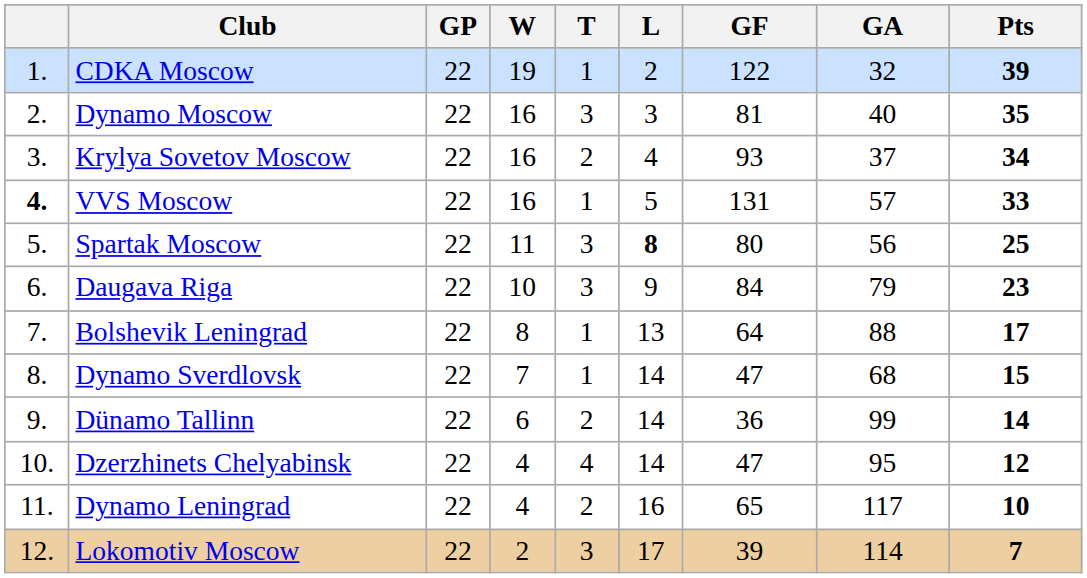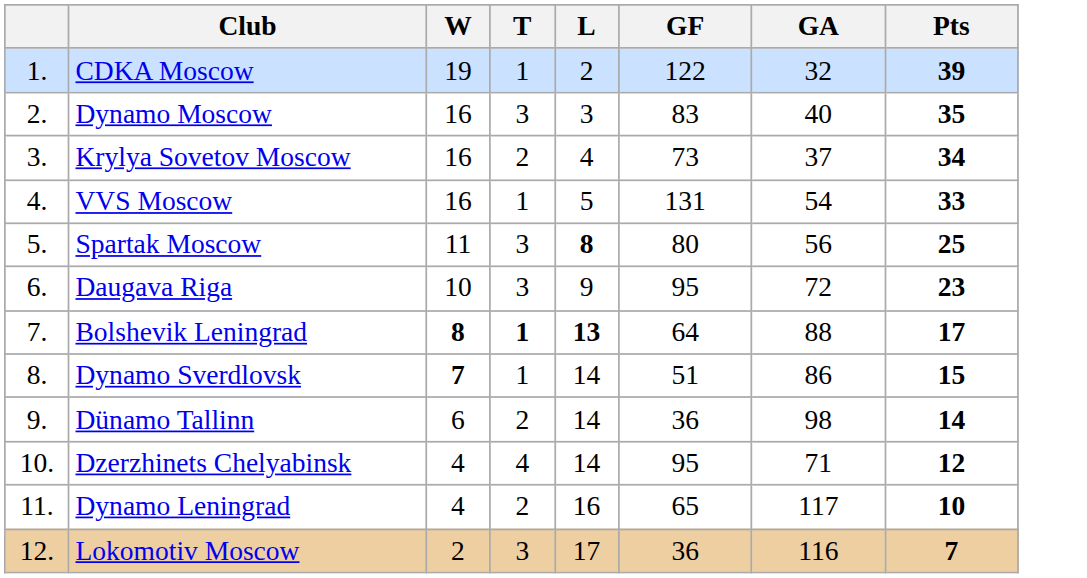- column: (458, 26)
(750, 113) 81 -> (685, 113) 83
(750, 157) 93 -> (685, 157) 73
(37, 200) bold -> (37, 200) normal
(883, 200) 57 -> (818, 200) 54
(750, 288) 84 -> (685, 288) 95
(883, 288) 79 -> (818, 288) 72
(522, 331) normal -> (458, 331) bold
(587, 331) normal -> (522, 331) bold
(651, 331) normal -> (587, 331) bold
(522, 375) normal -> (458, 375) bold
(750, 375) 47 -> (685, 375) 51
(883, 375) 68 -> (818, 375) 86
(883, 419) 99 -> (818, 419) 98
(750, 462) 47 -> (685, 462) 95
(883, 462) 95 -> (818, 462) 71
(750, 550) 39 -> (685, 550) 36
(883, 550) 114 -> (818, 550) 116
